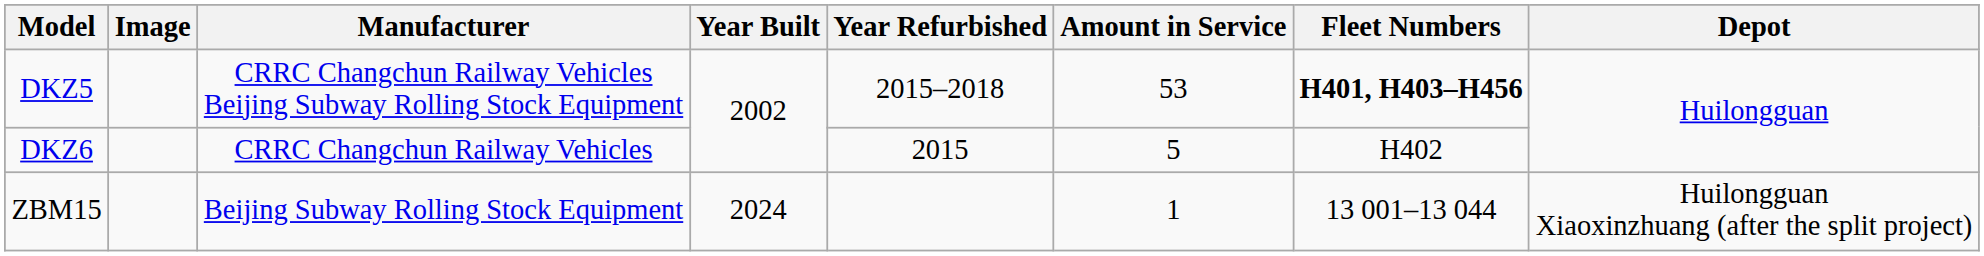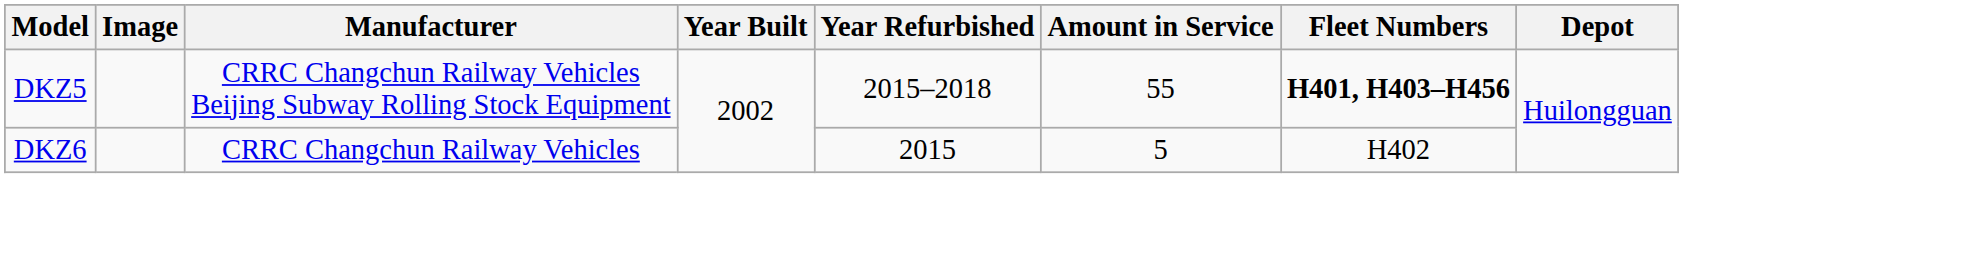(1173, 88) 53 -> (1161, 88) 55
- row: (57, 210)
